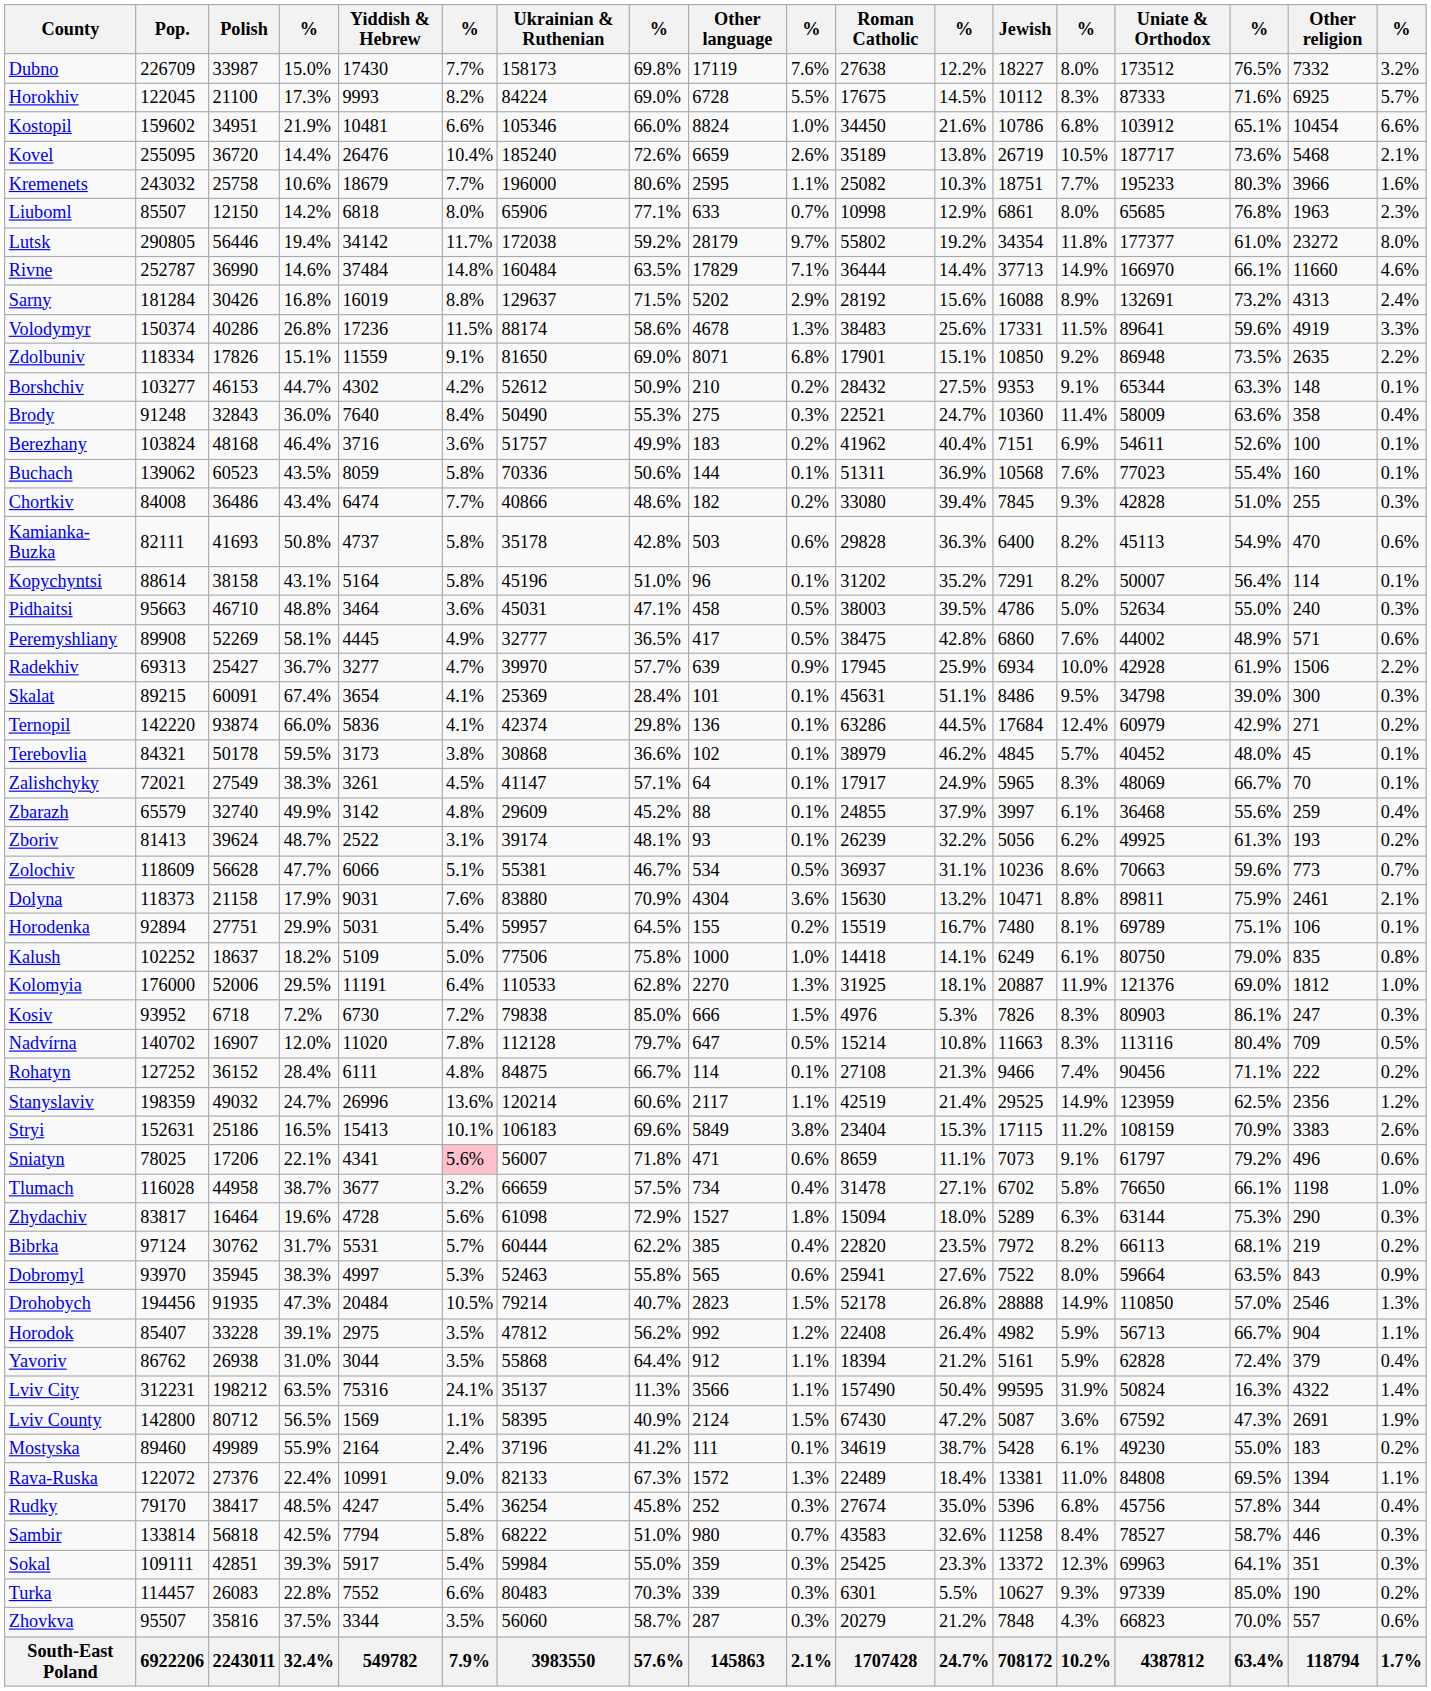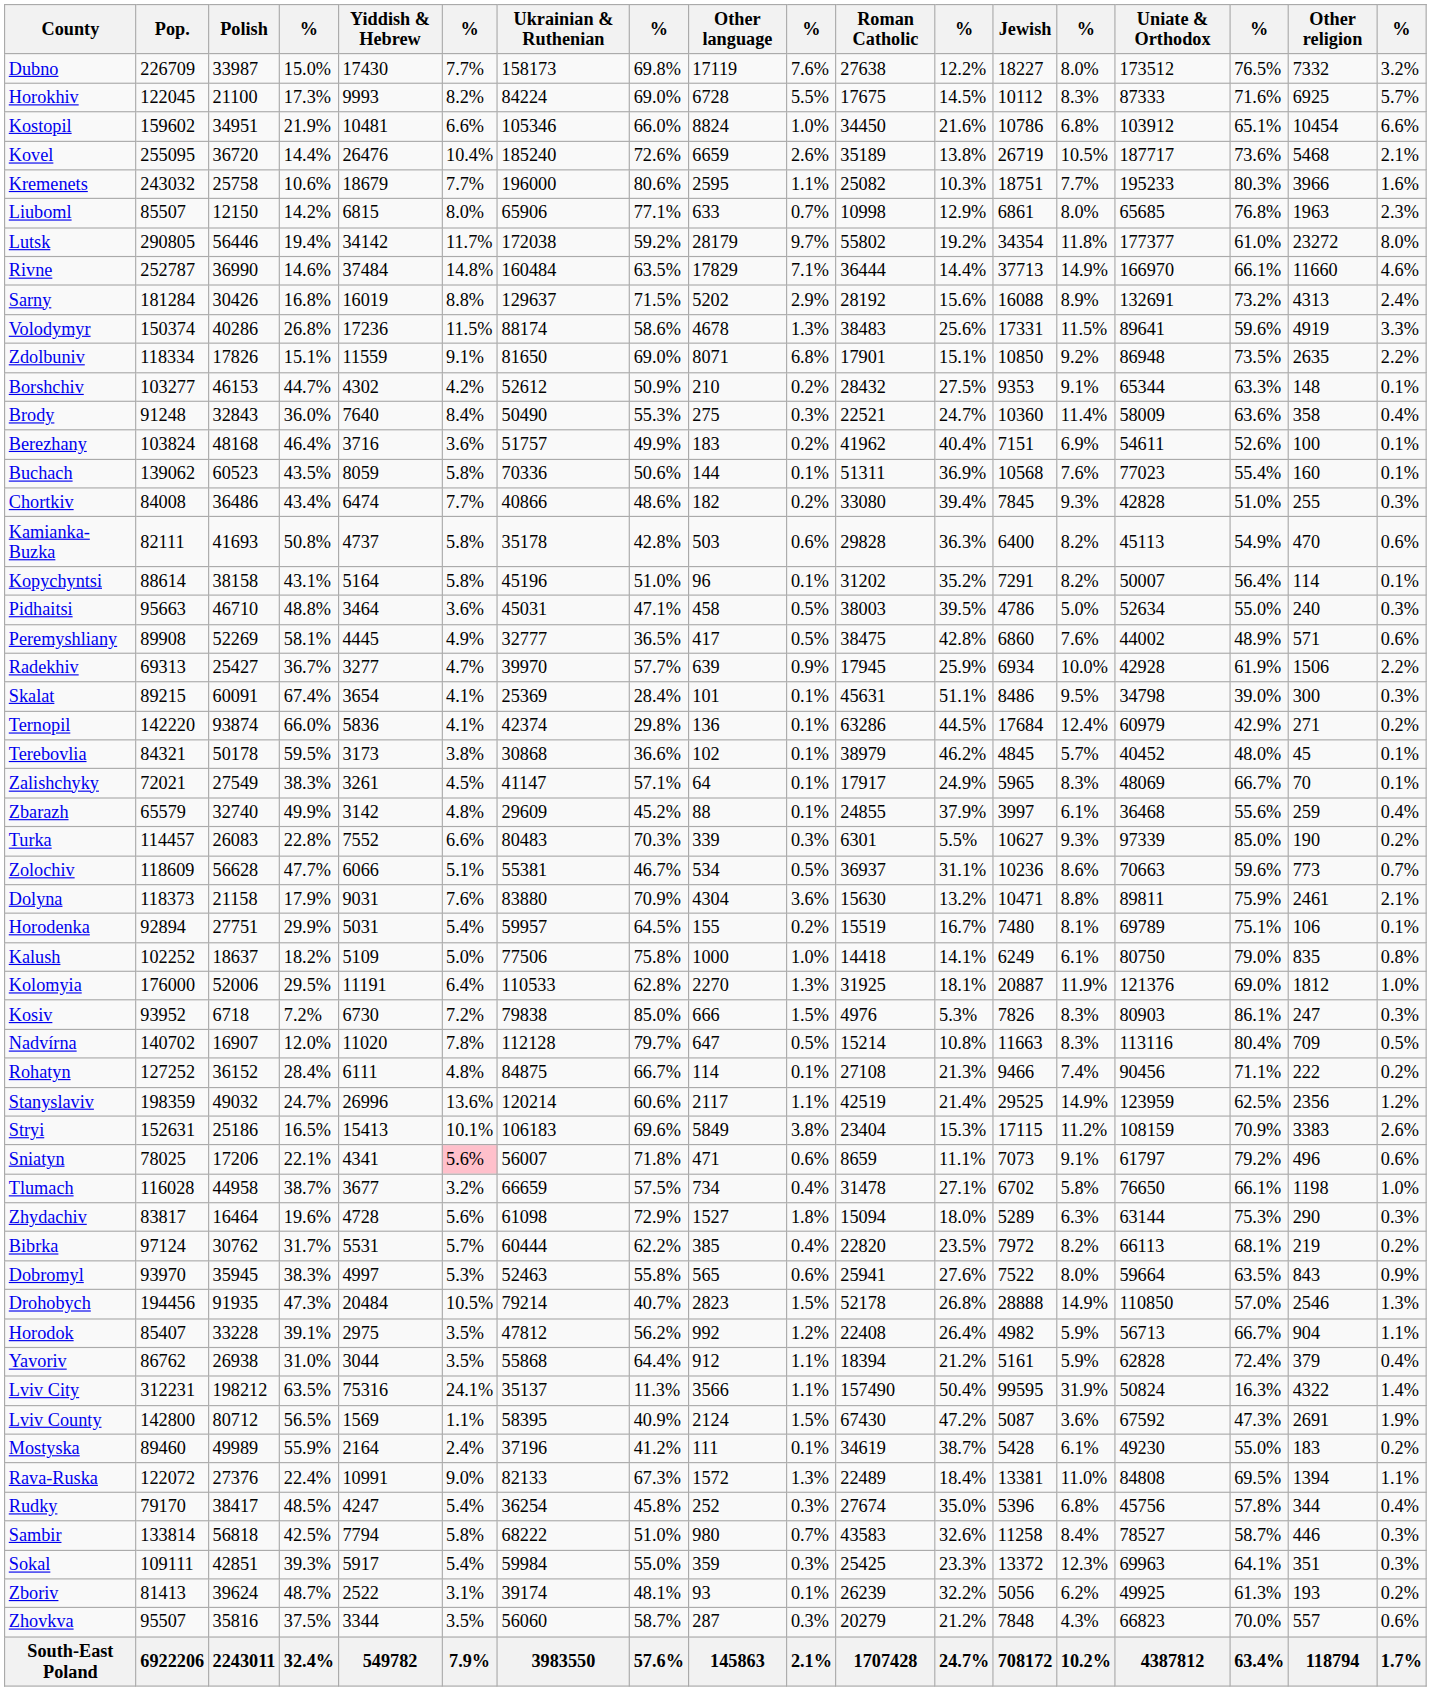(361, 213) 6818 -> (361, 213) 6815
rows swapped: (34, 841) <-> (30, 1593)
